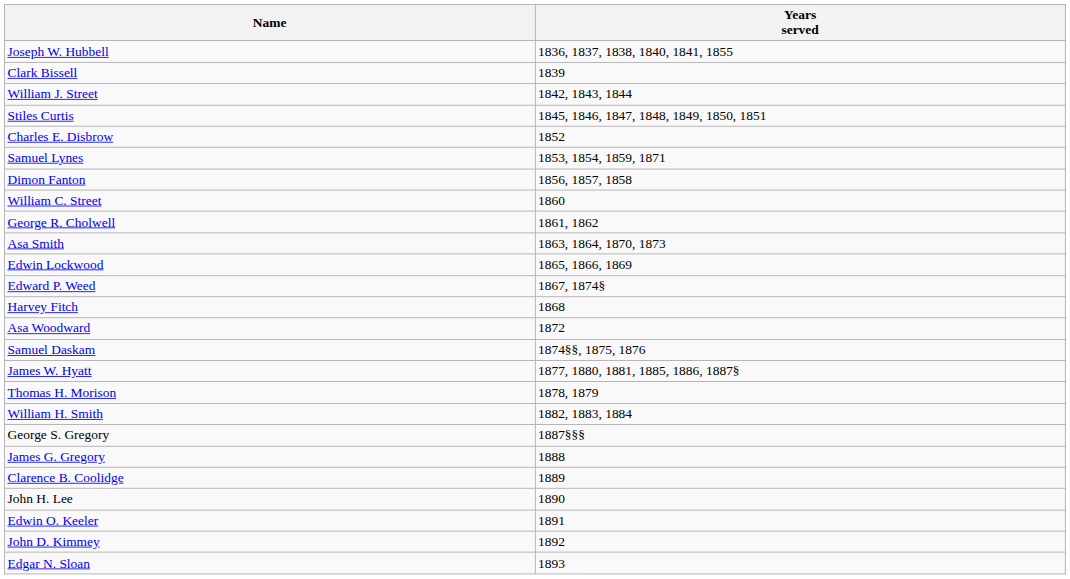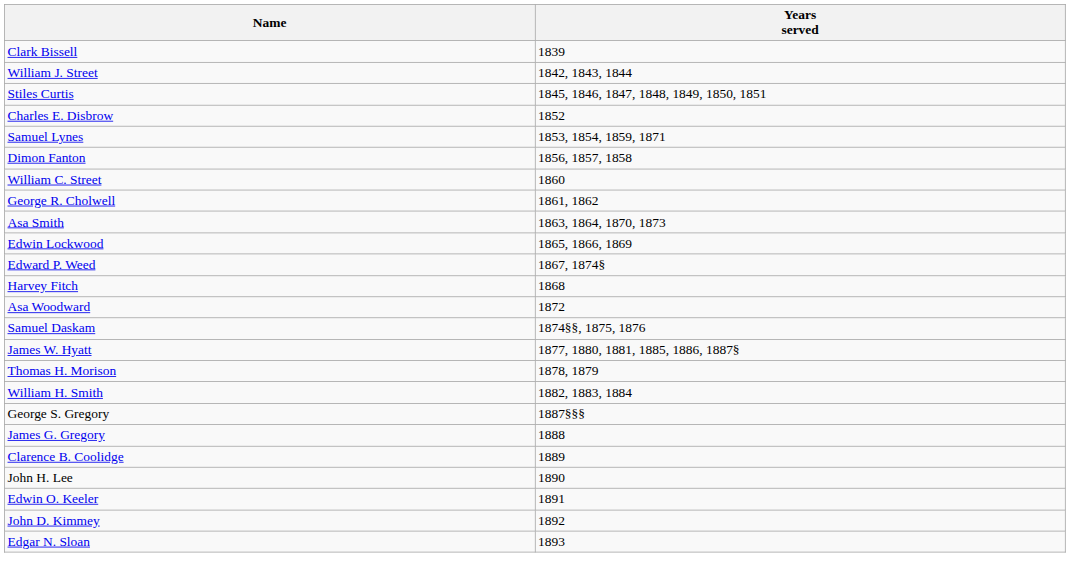- row: (58, 51)
